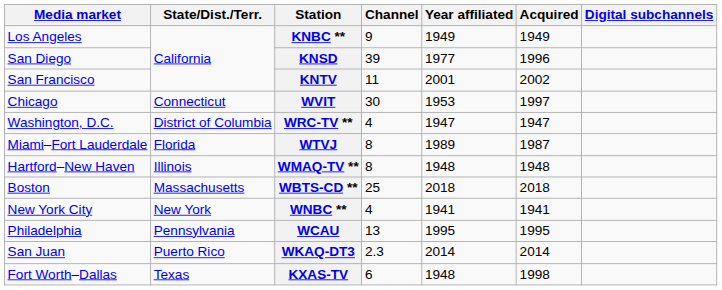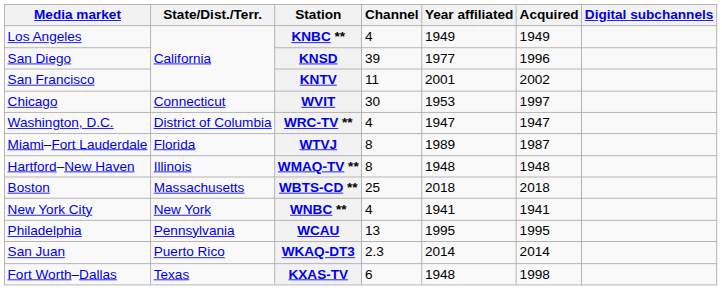(369, 36) 9 -> (369, 36) 4
